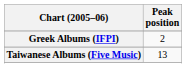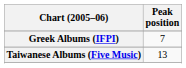(162, 39) 2 -> (162, 39) 7
